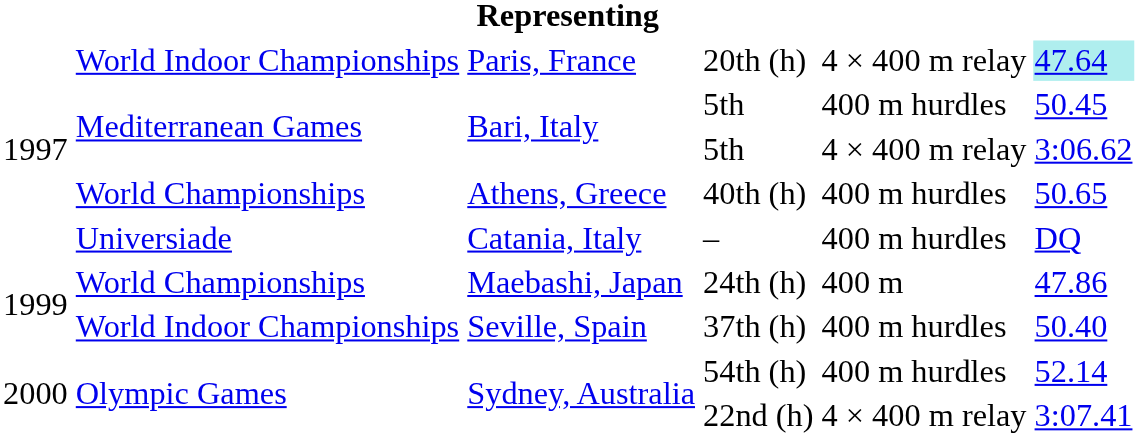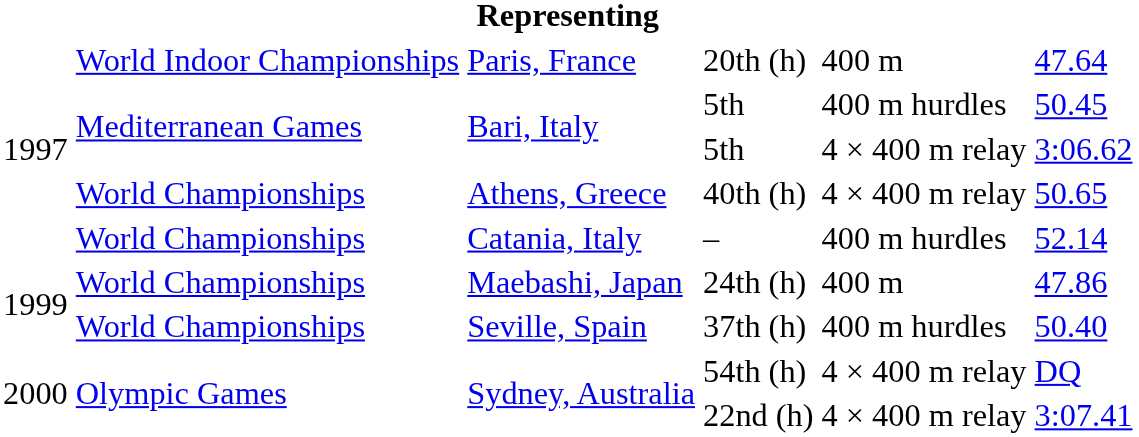(924, 60) 4 × 400 m relay -> (862, 60) 400 m
(1071, 60) paleturquoise background -> (1071, 60) no background
(914, 193) 400 m hurdles -> (924, 193) 4 × 400 m relay
(154, 237) Universiade -> (220, 237) World Championships
(1058, 237) DQ -> (1071, 237) 52.14
(267, 326) World Indoor Championships -> (220, 326) World Championships
(914, 371) 400 m hurdles -> (924, 371) 4 × 400 m relay
(1071, 371) 52.14 -> (1058, 371) DQ
